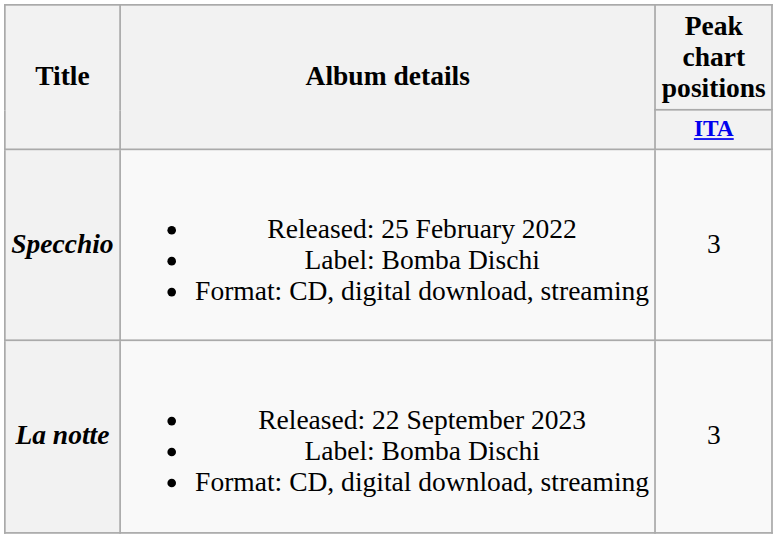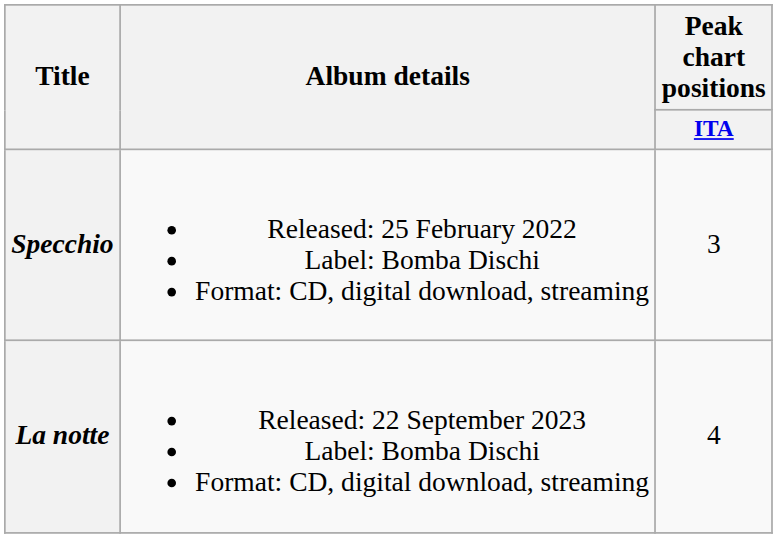(714, 436) 3 -> (714, 436) 4
